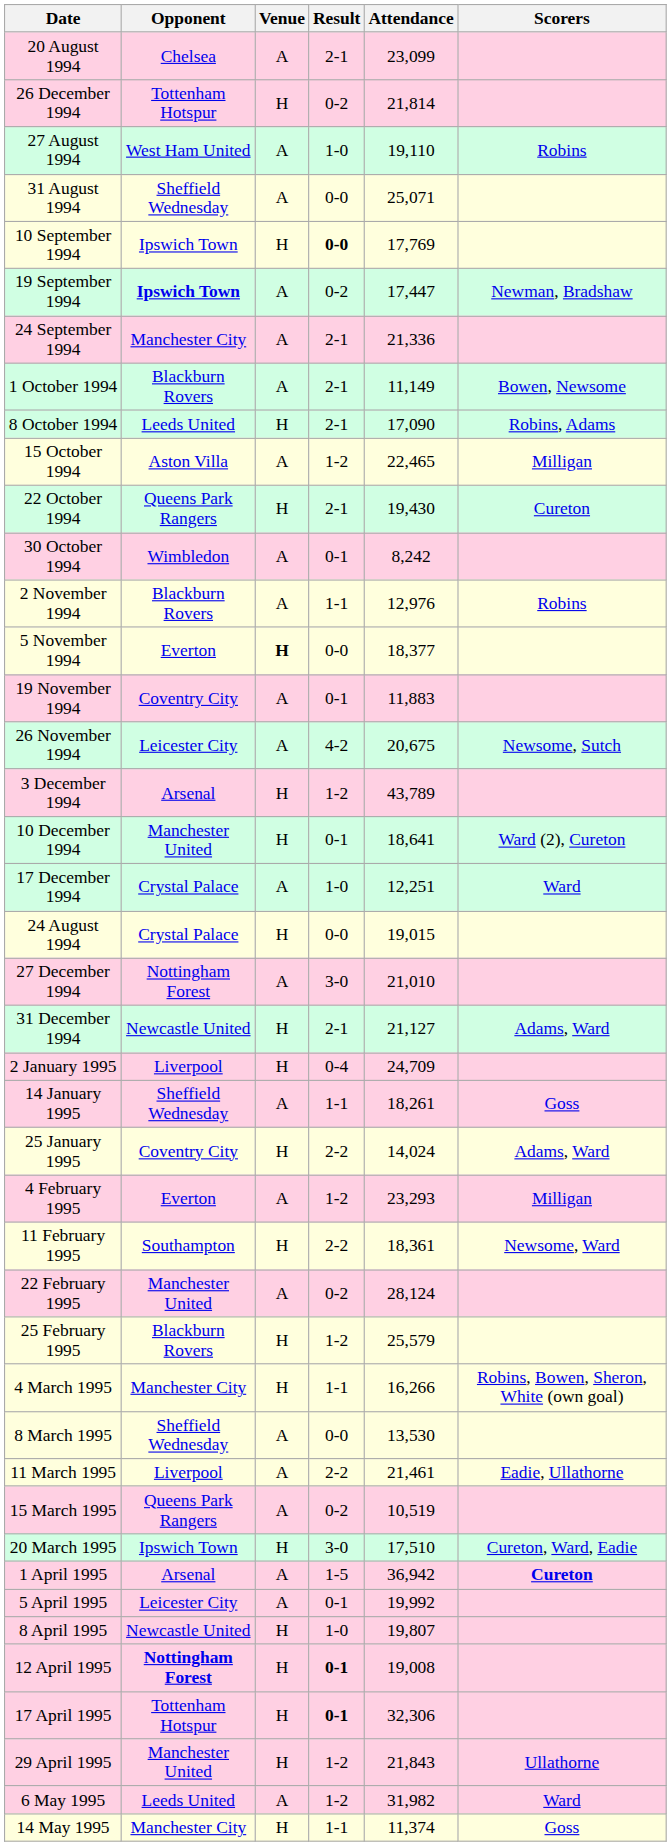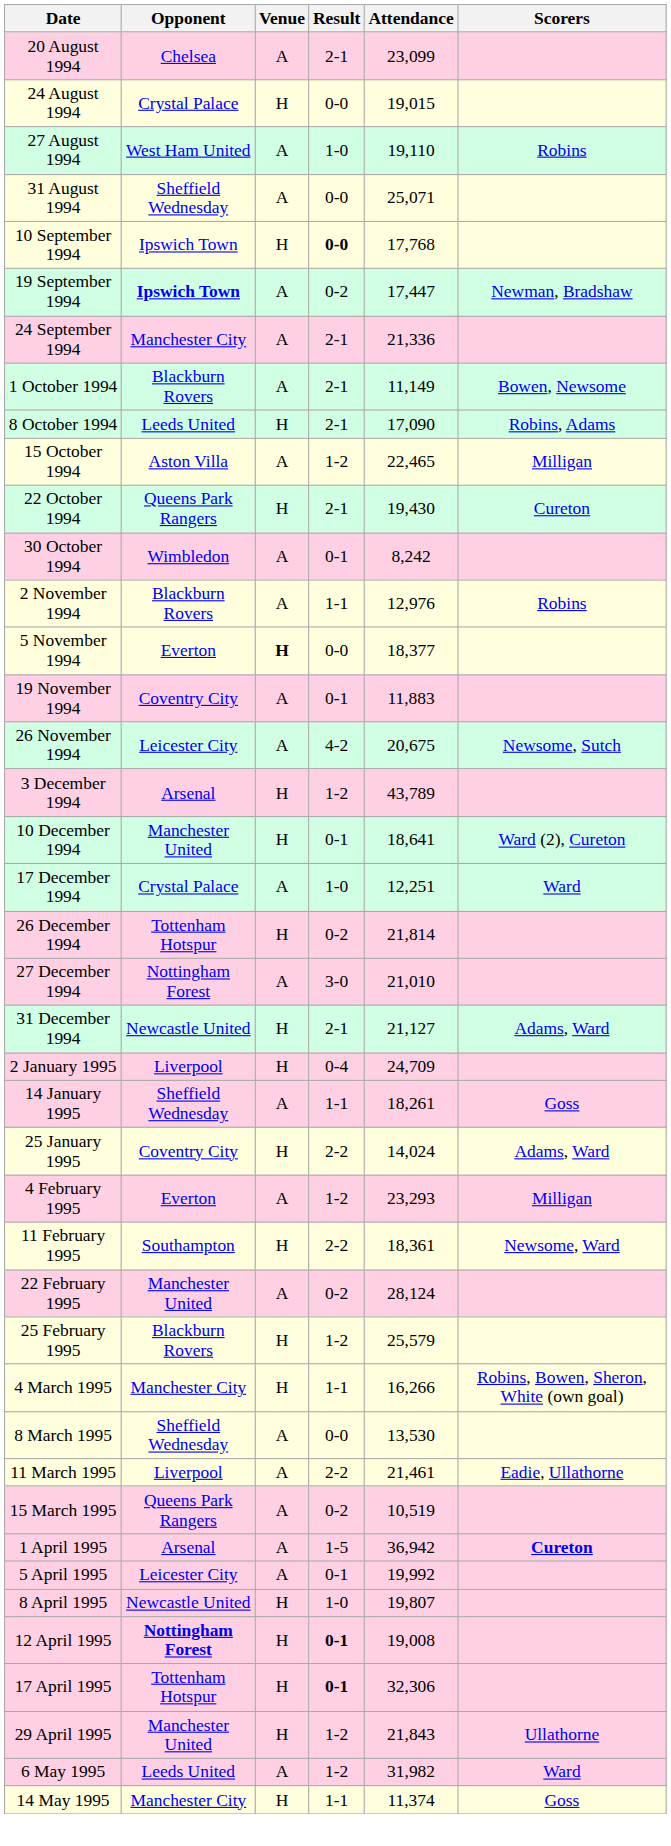rows swapped: (63, 934) <-> (63, 103)
(411, 244) 17,769 -> (411, 244) 17,768
- row: (63, 1547)
